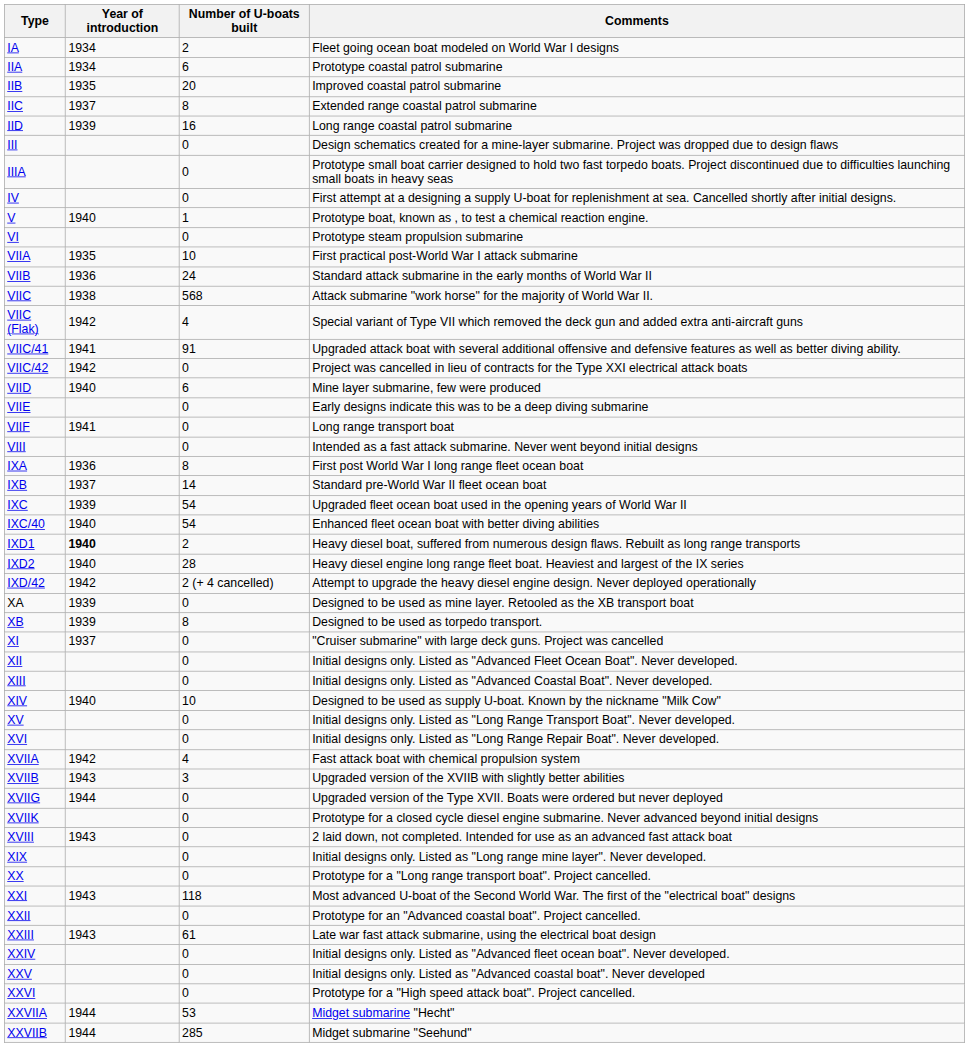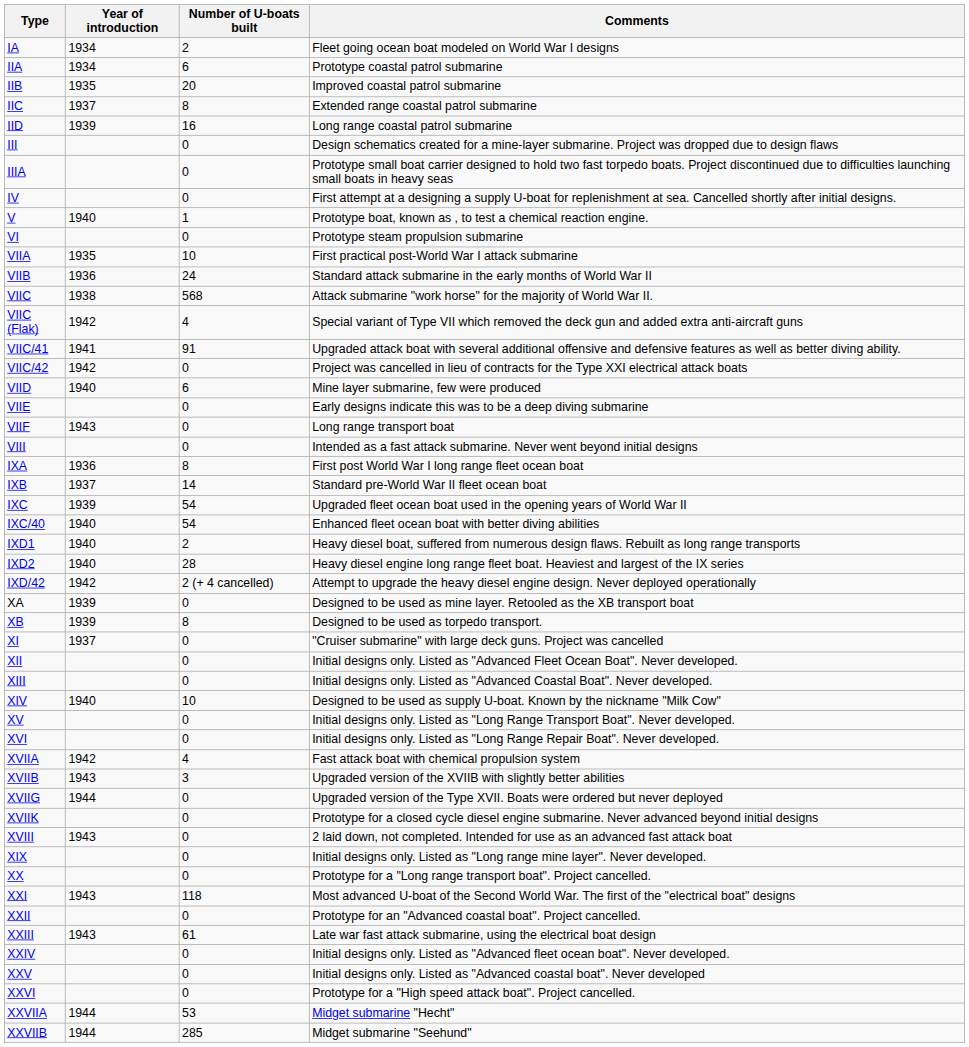(82, 427) 1941 -> (82, 427) 1943
(82, 544) bold -> (82, 544) normal
